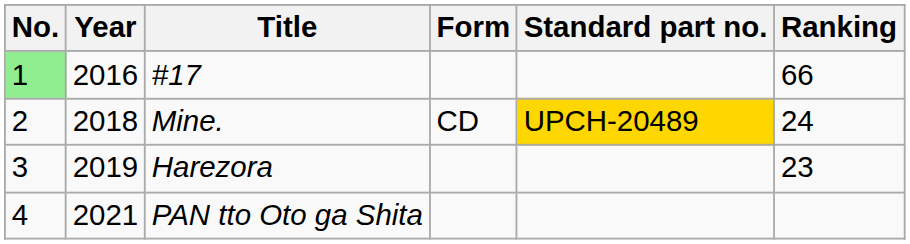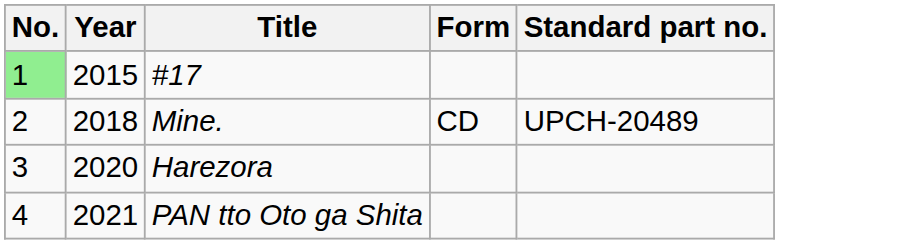- column: (839, 27)
(105, 74) 2016 -> (105, 74) 2015
(611, 121) gold background -> (611, 121) no background
(105, 167) 2019 -> (105, 167) 2020
